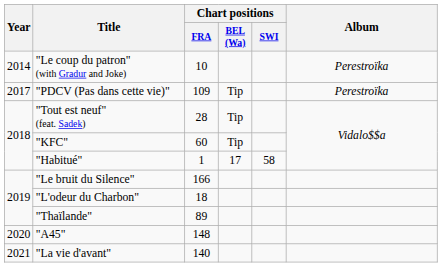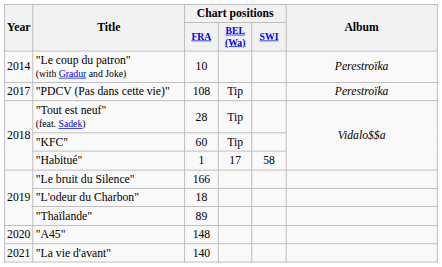(201, 91) 109 -> (201, 91) 108
